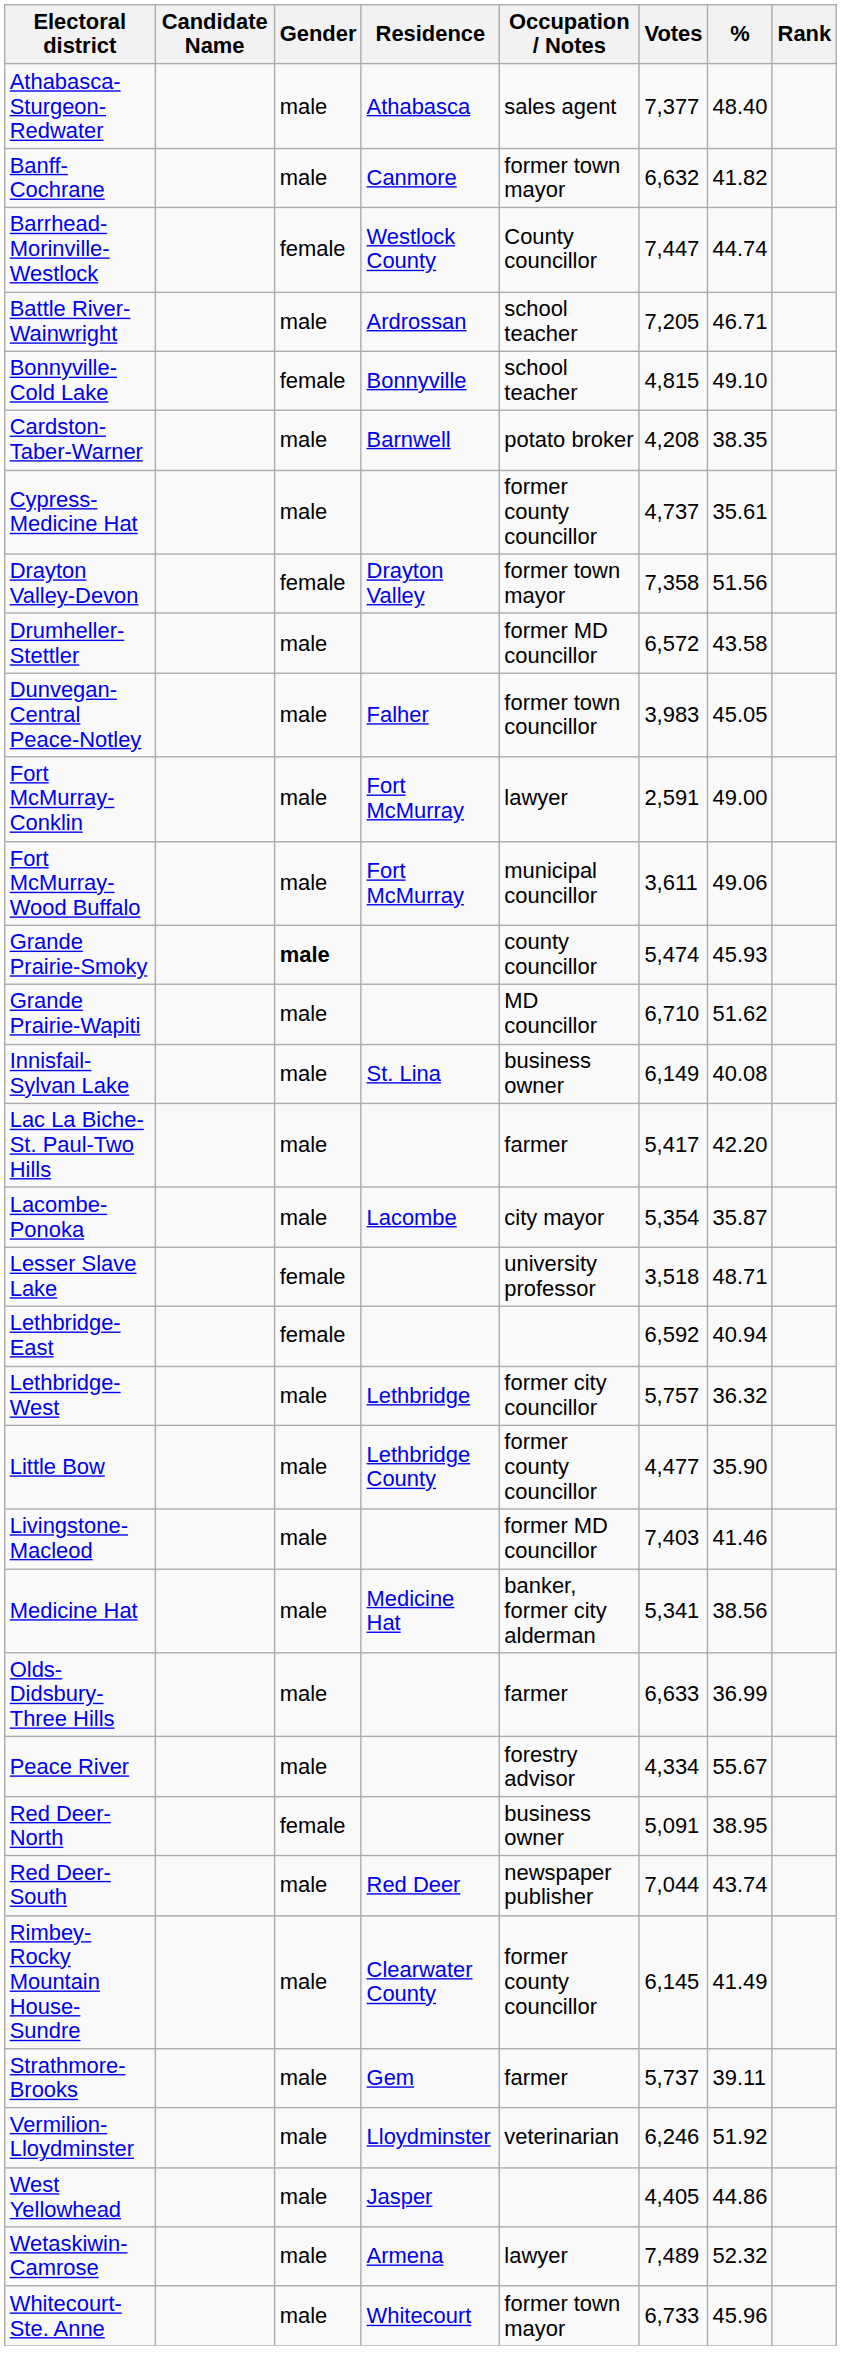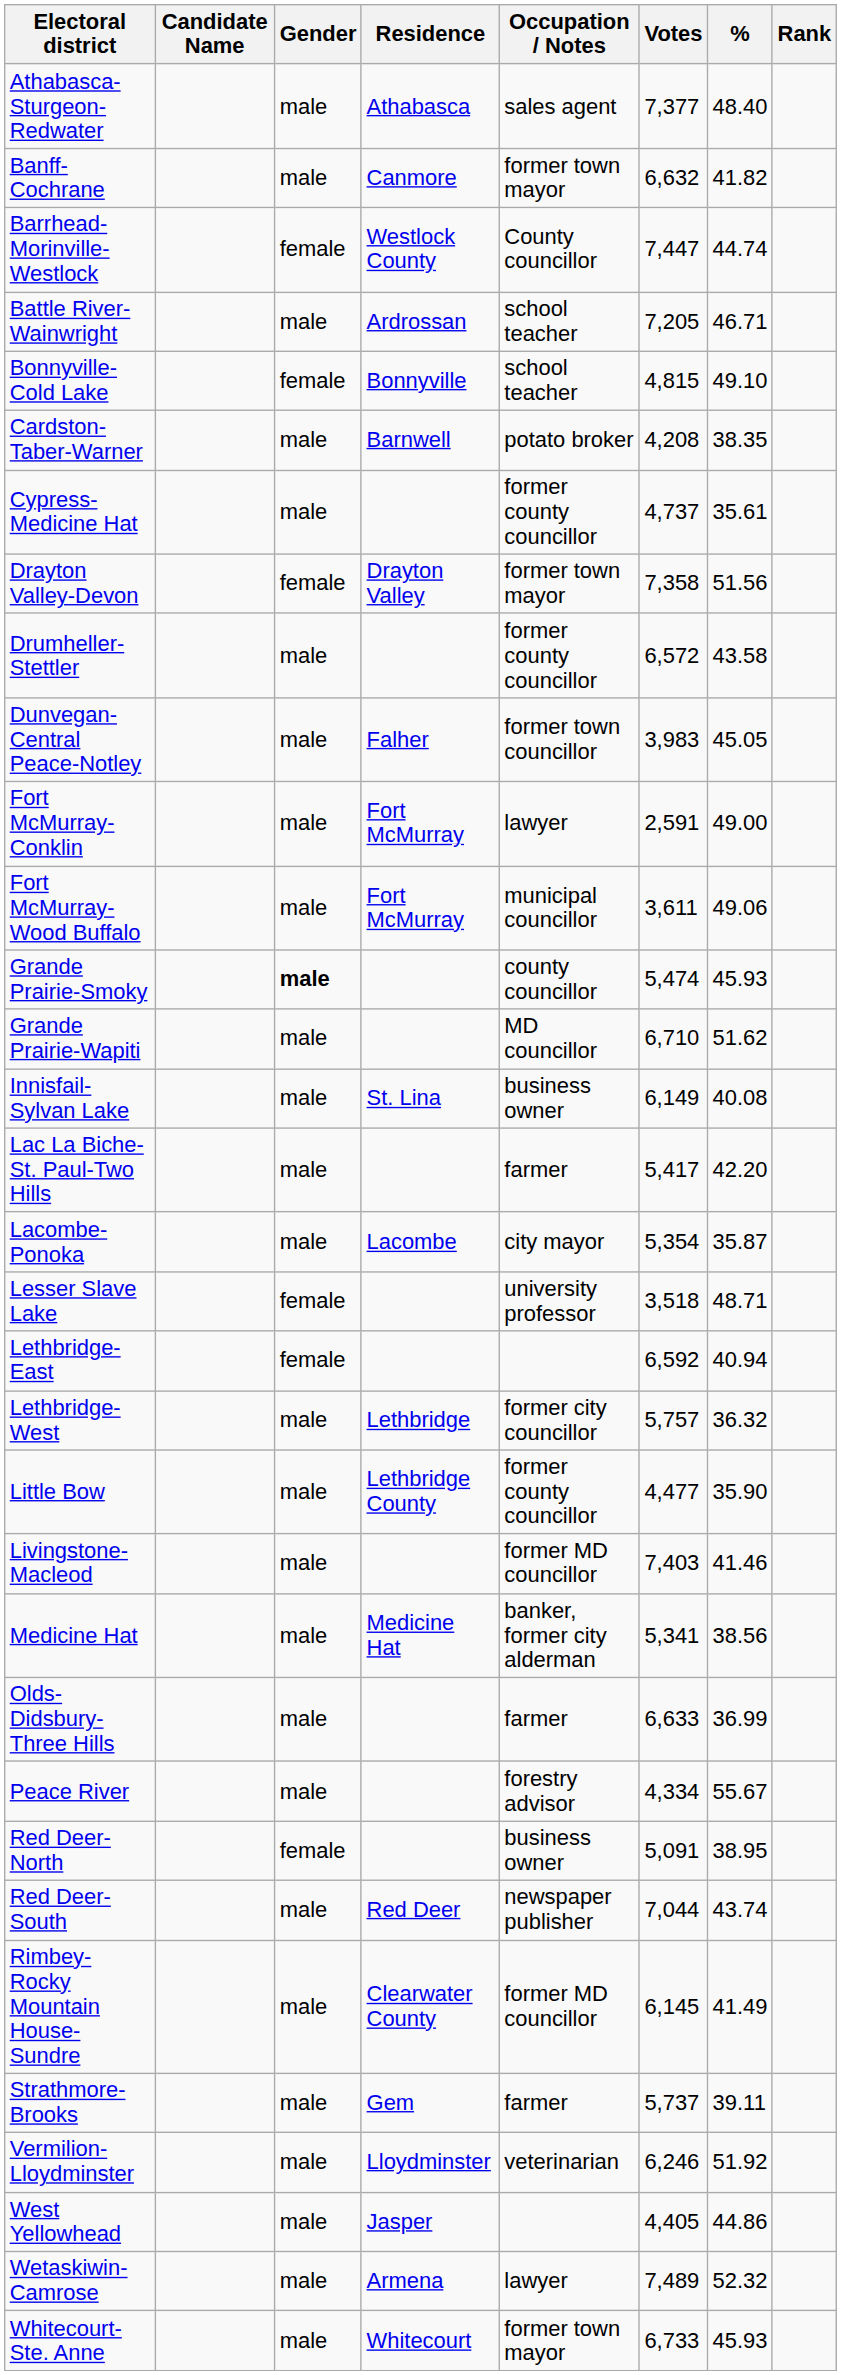(556, 643) former MD councillor -> (551, 655) former county councillor
(551, 1981) former county councillor -> (556, 2006) former MD councillor
(740, 2315) 45.96 -> (740, 2340) 45.93
